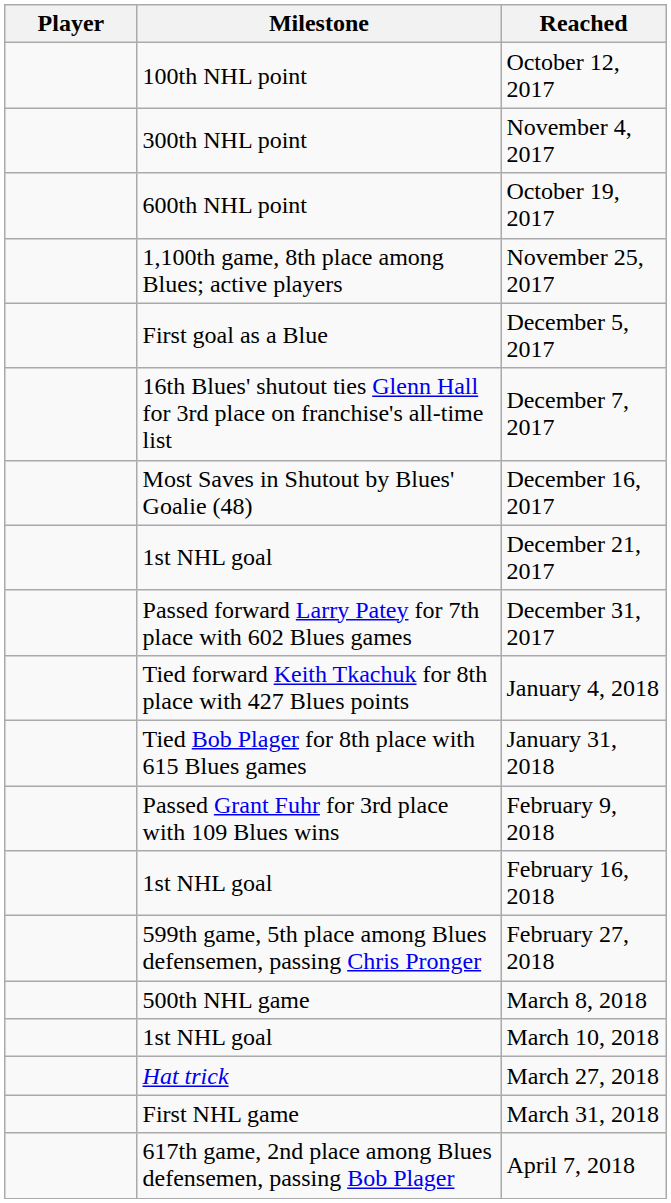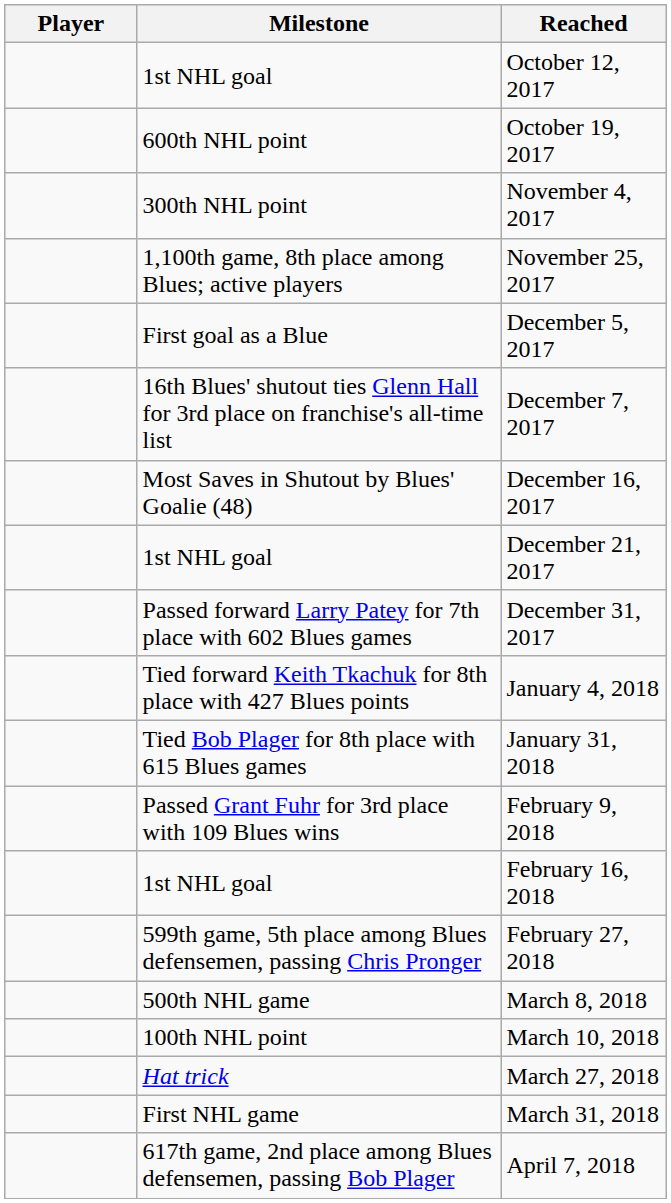(225, 75) 100th NHL point -> (207, 75) 1st NHL goal
rows swapped: (563, 205) <-> (569, 140)
(207, 1037) 1st NHL goal -> (225, 1037) 100th NHL point
